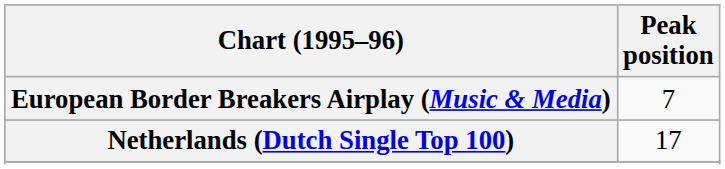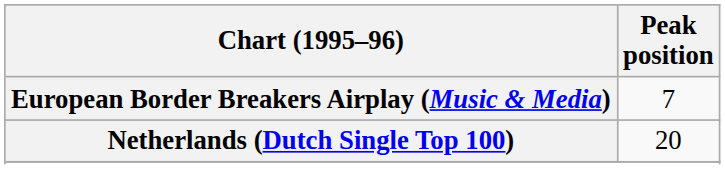(668, 140) 17 -> (668, 140) 20
